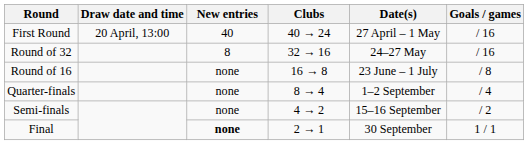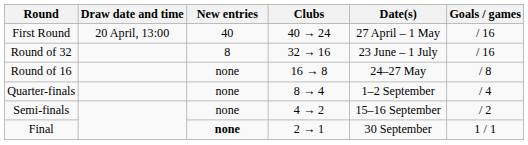(398, 52) 24–27 May -> (398, 52) 23 June – 1 July
(398, 71) 23 June – 1 July -> (398, 71) 24–27 May
